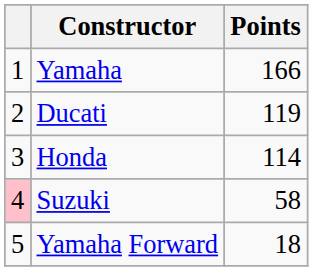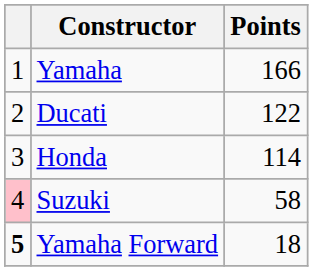(282, 113) 119 -> (281, 113) 122
(18, 244) normal -> (18, 244) bold
